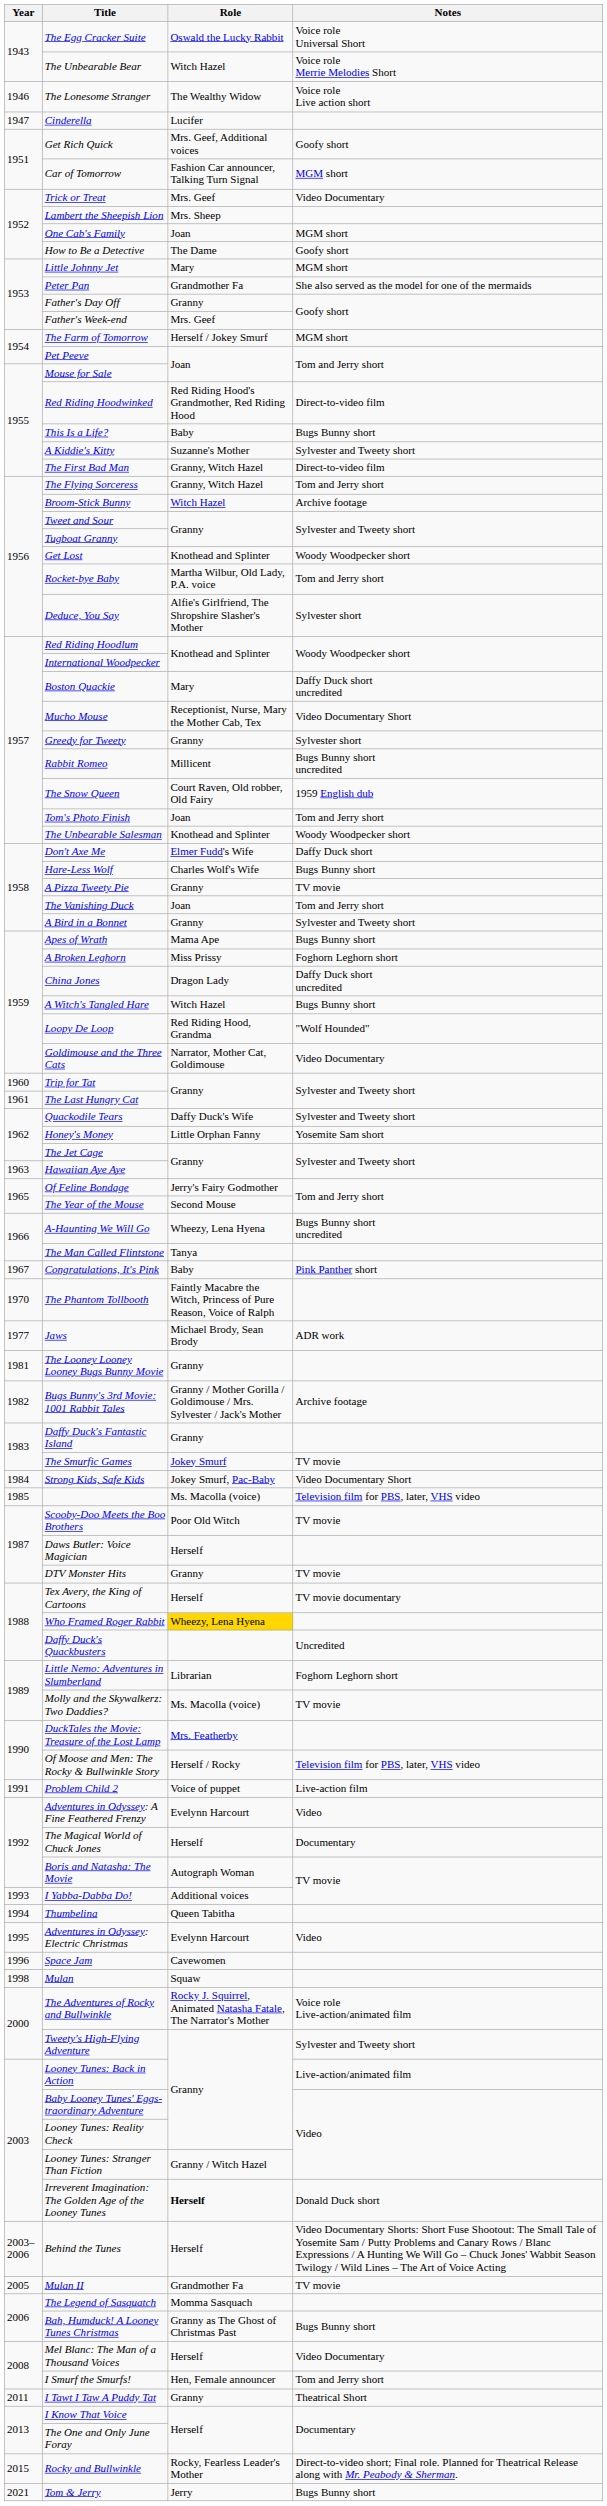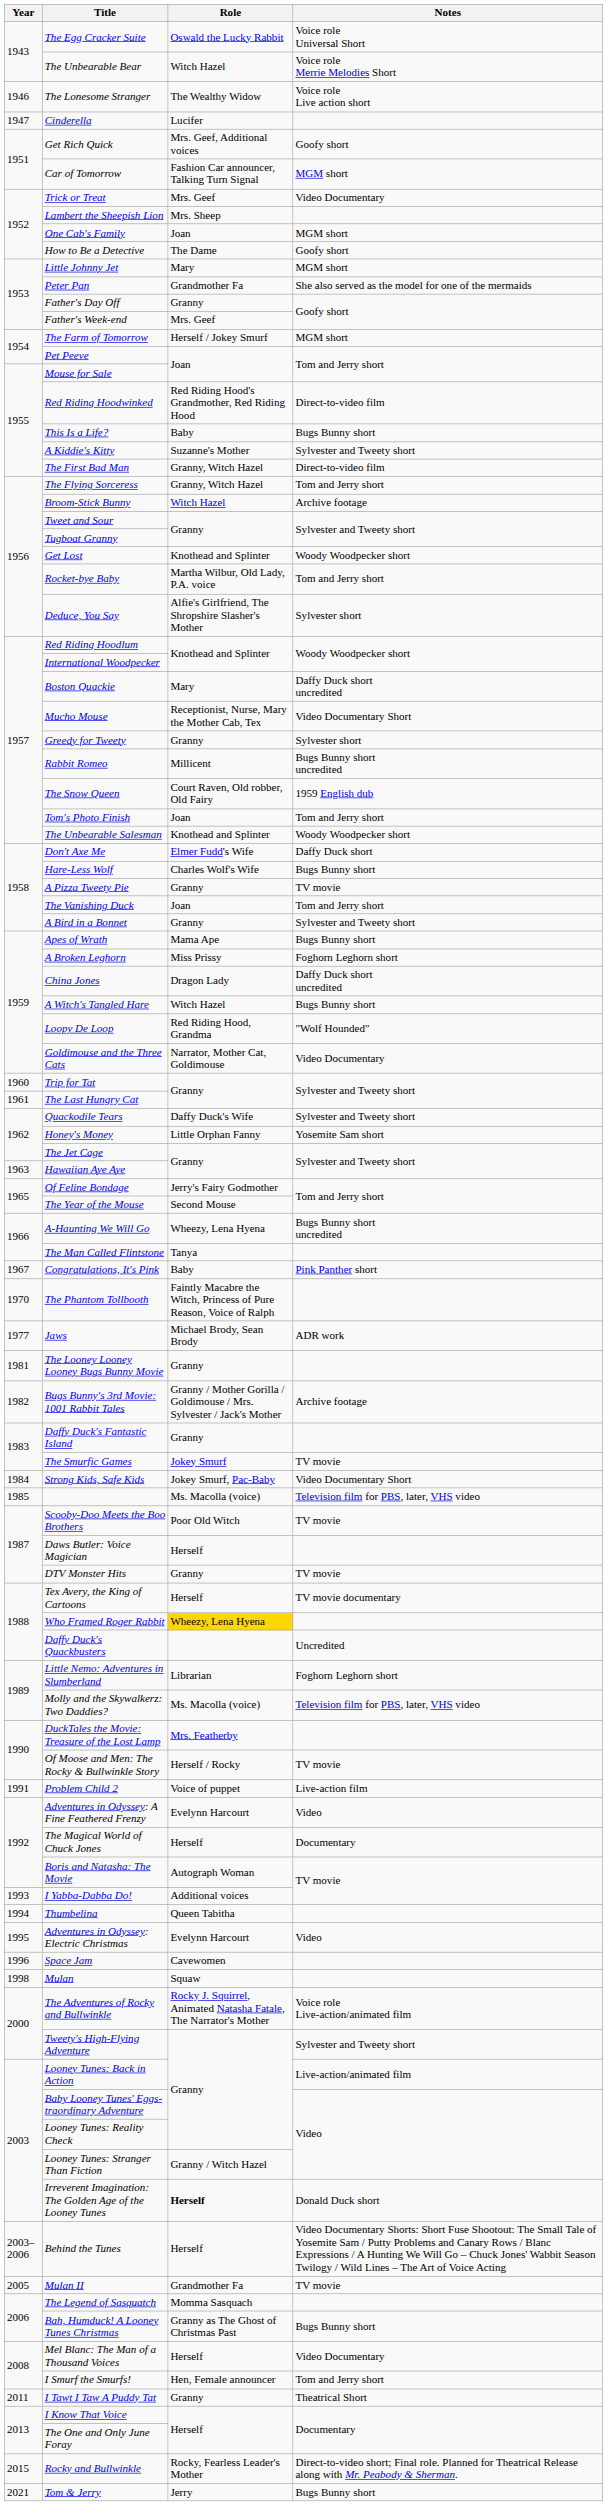(318, 1705) TV movie -> (388, 1705) Television film for PBS, later, VHS video
(388, 1765) Television film for PBS, later, VHS video -> (318, 1765) TV movie
